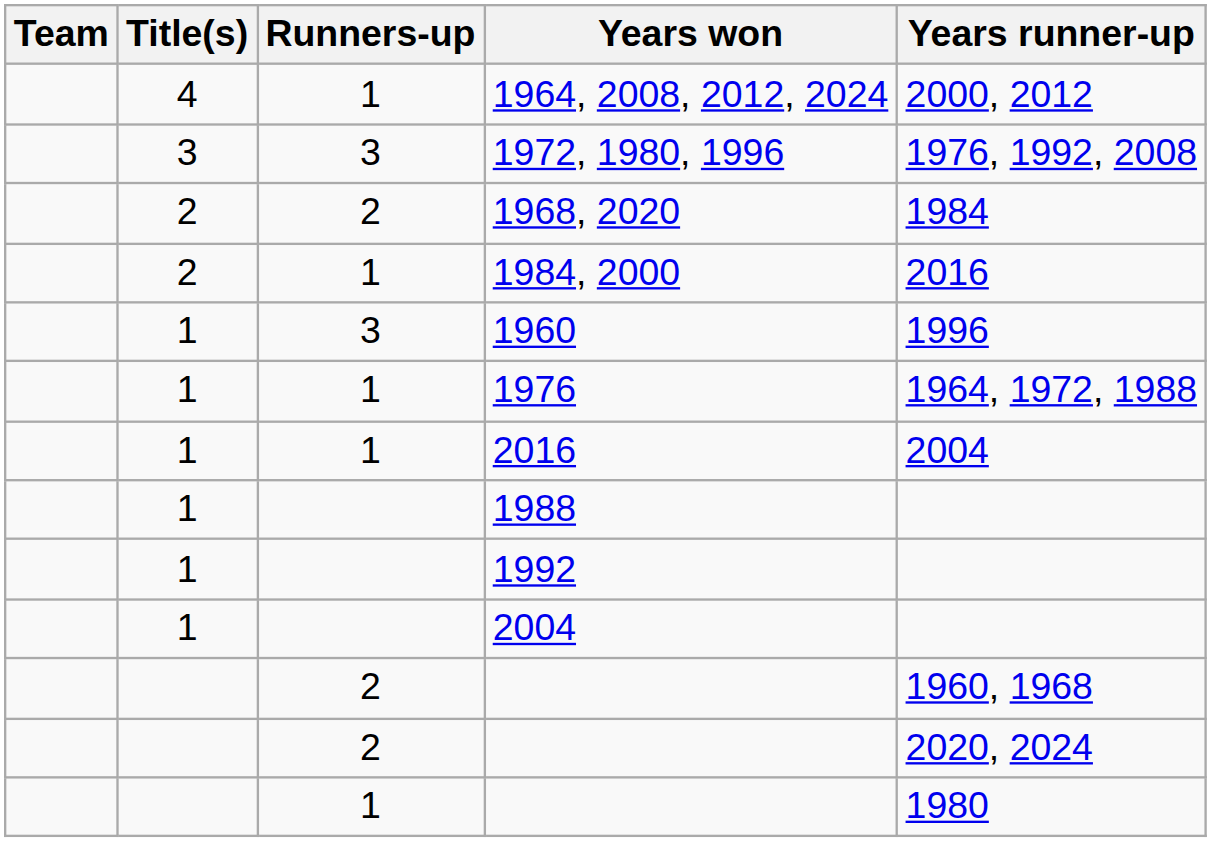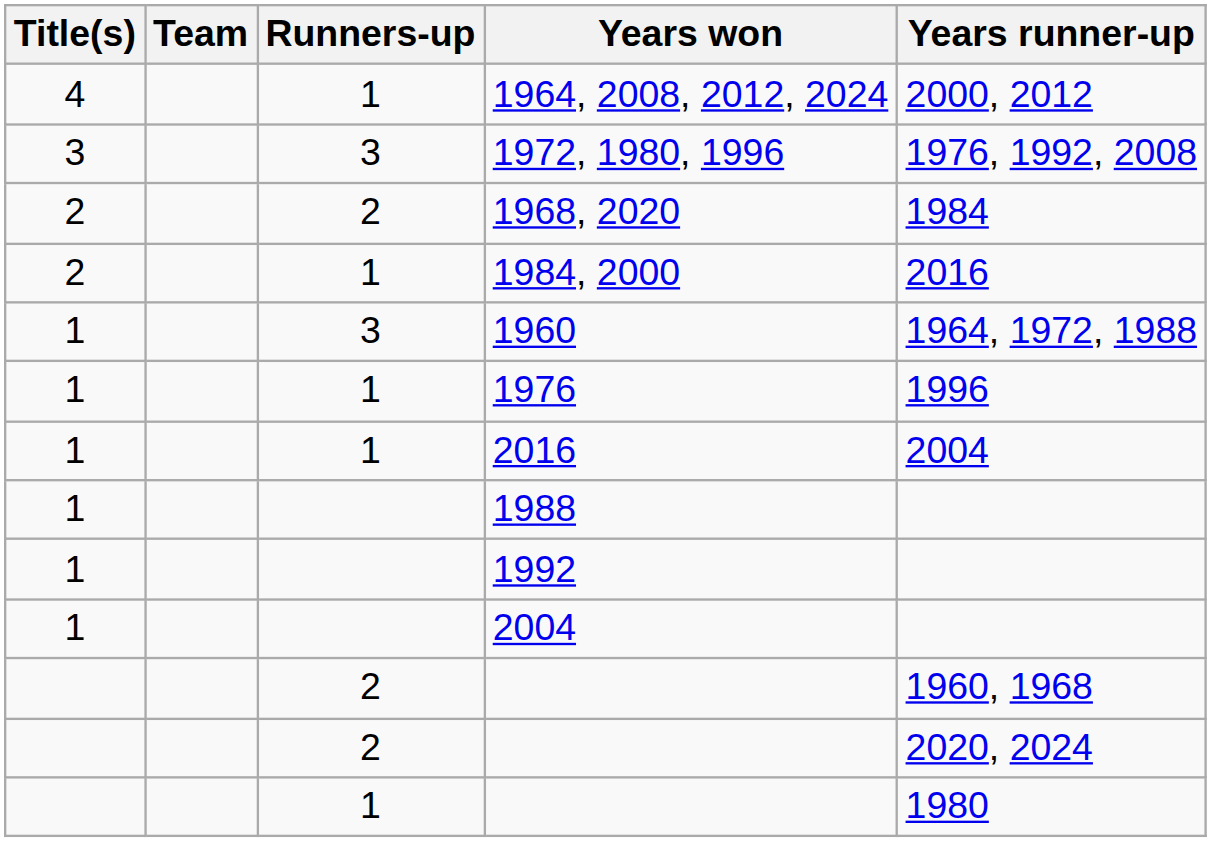columns swapped: (61, 34) <-> (187, 34)
(947, 331) 1996 -> (1051, 331) 1964, 1972, 1988
(1051, 390) 1964, 1972, 1988 -> (947, 390) 1996
